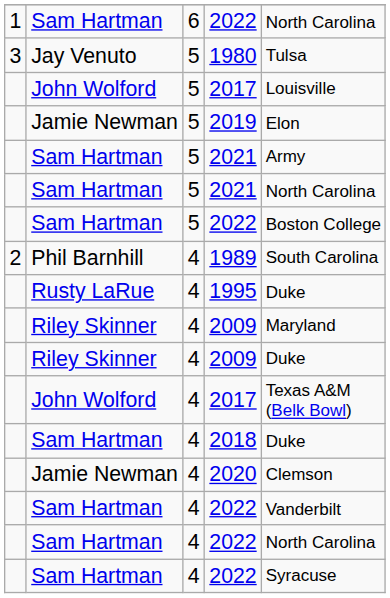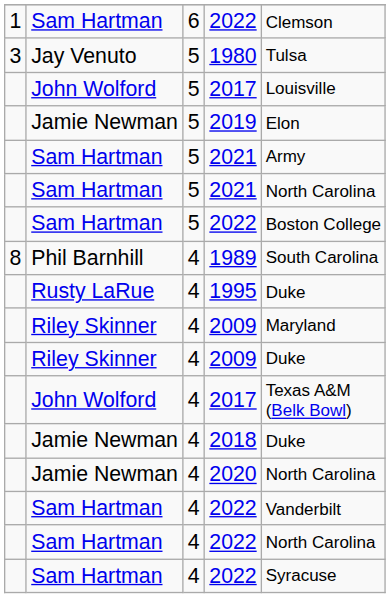(321, 22) North Carolina -> (299, 22) Clemson
(15, 257) 2 -> (15, 257) 8
(97, 440) Sam Hartman -> (105, 440) Jamie Newman
(299, 475) Clemson -> (321, 475) North Carolina
